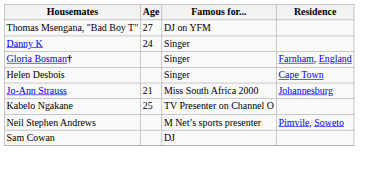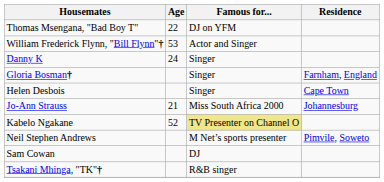(148, 28) 27 -> (173, 28) 22
+ row: (85, 43)
(148, 106) 25 -> (173, 122) 52
(219, 106) no background -> (244, 122) khaki background
+ row: (54, 169)
